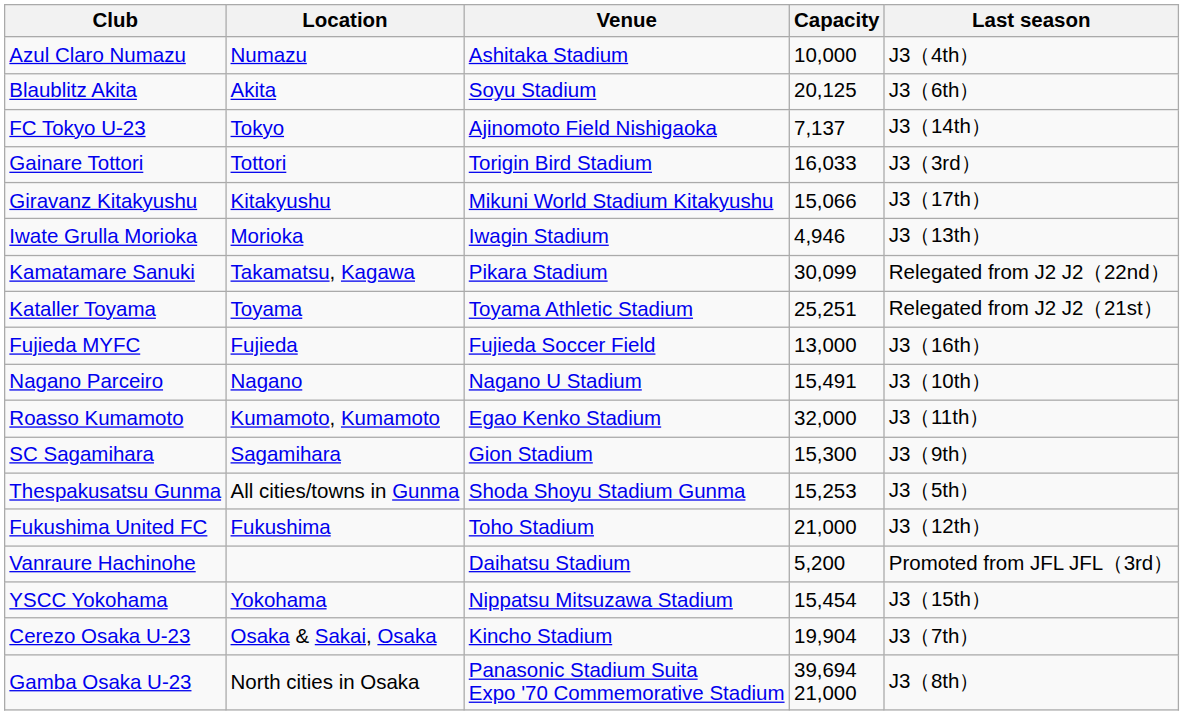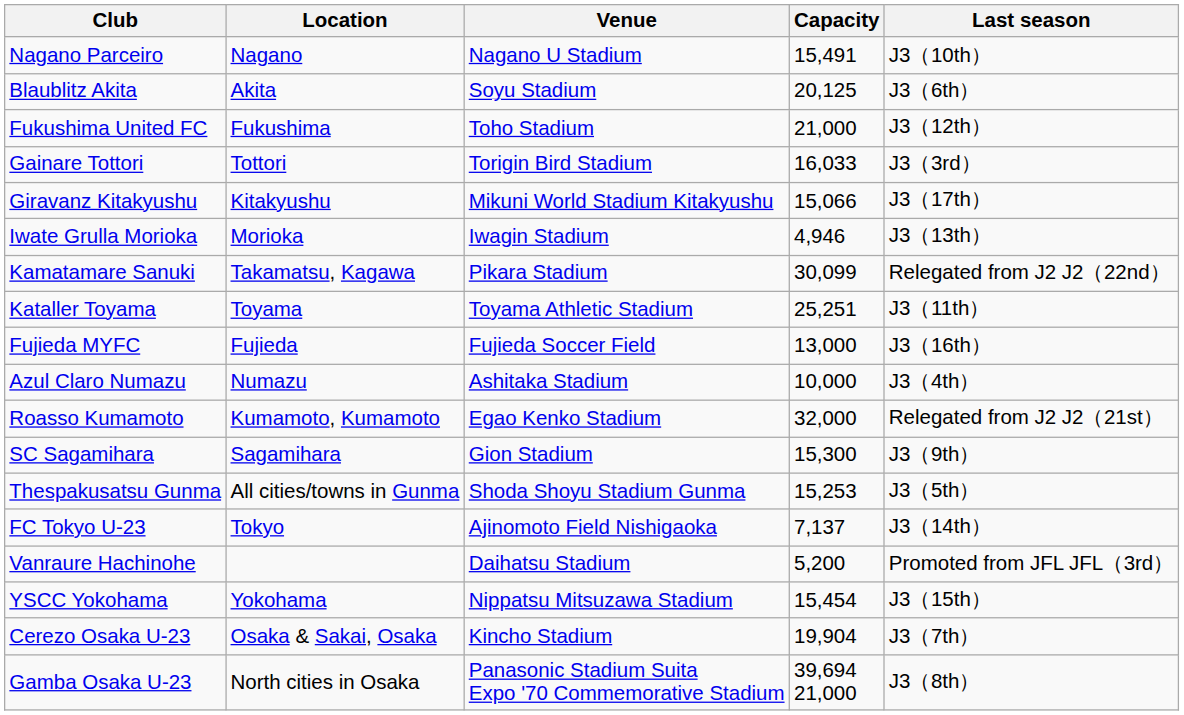rows swapped: (98, 55) <-> (86, 382)
rows swapped: (108, 527) <-> (77, 127)
(1026, 308) Relegated from J2 J2（21st） -> (939, 308) J3（11th）
(939, 417) J3（11th） -> (1026, 417) Relegated from J2 J2（21st）
